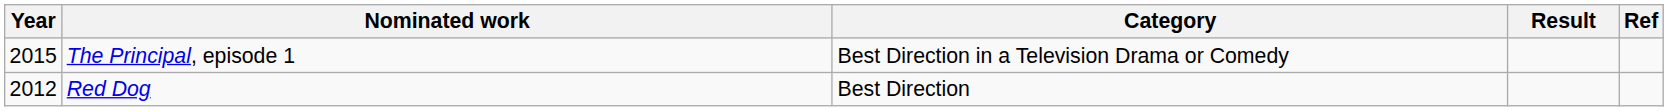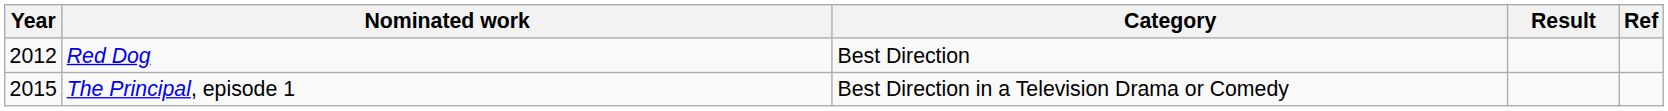rows swapped: (109, 88) <-> (181, 55)
